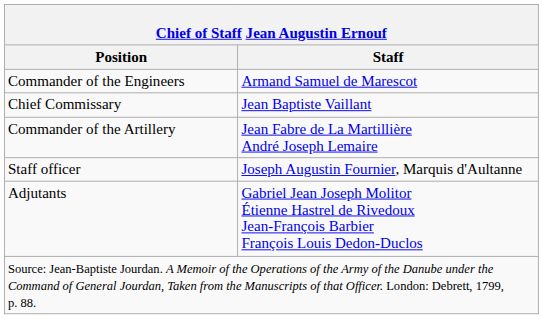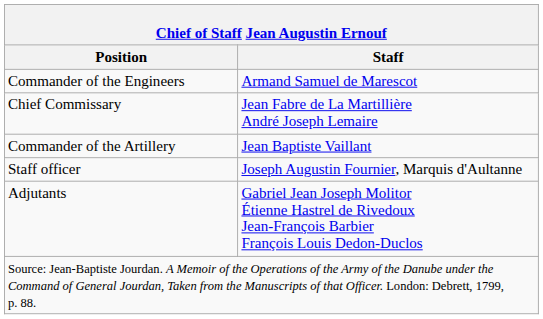(306, 104) Jean Baptiste Vaillant -> (327, 113) Jean Fabre de La Martillière André Joseph Lemaire
(327, 137) Jean Fabre de La Martillière André Joseph Lemaire -> (306, 145) Jean Baptiste Vaillant
